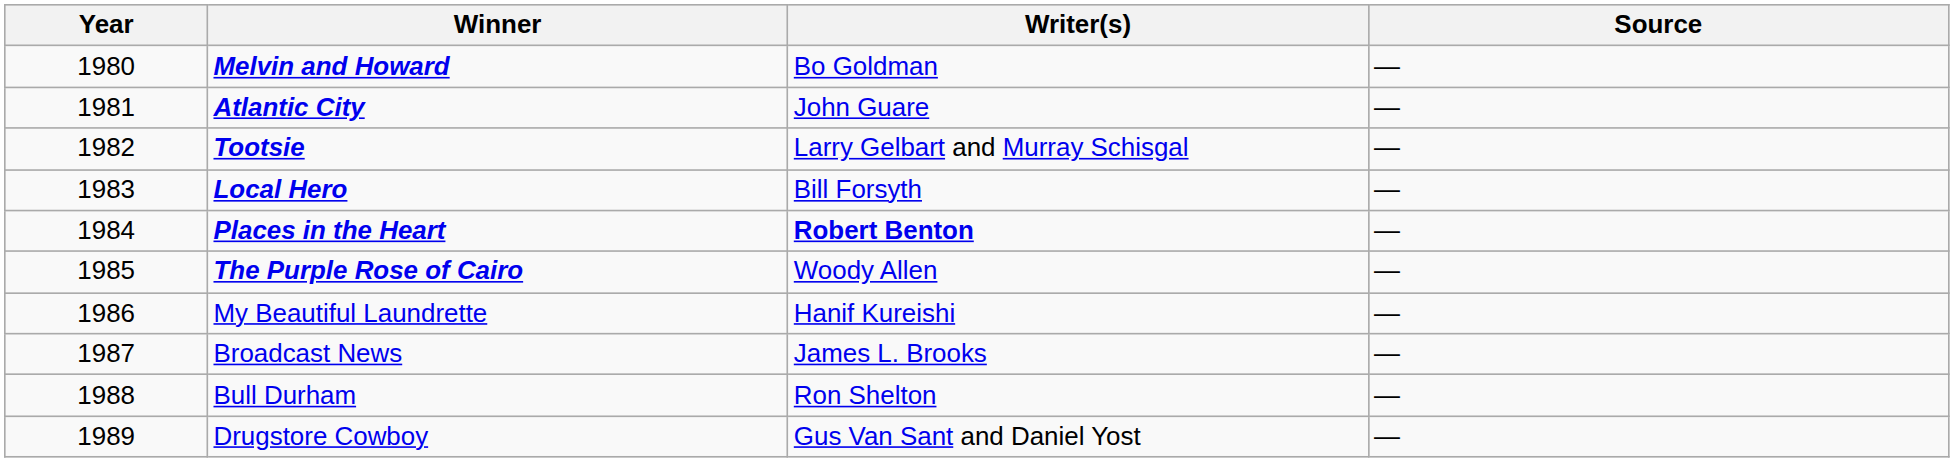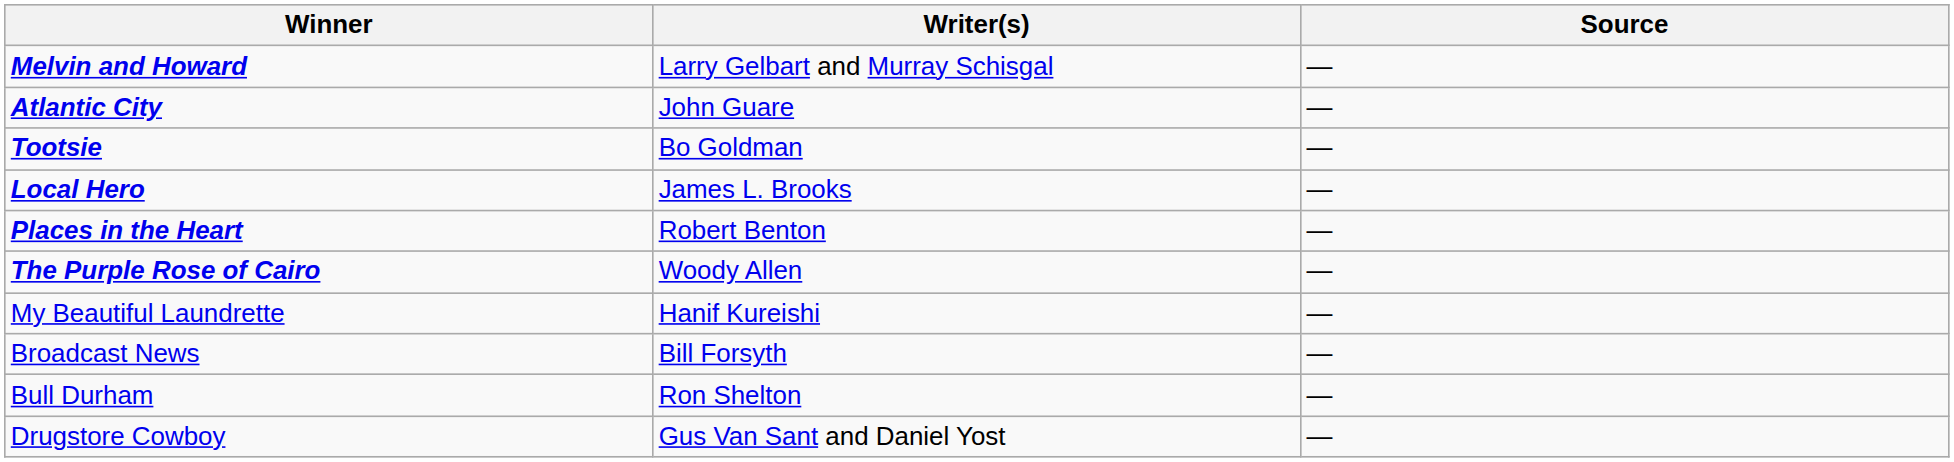- column: (106, 25)
(866, 66) Bo Goldman -> (856, 66) Larry Gelbart and Murray Schisgal
(991, 148) Larry Gelbart and Murray Schisgal -> (731, 148) Bo Goldman
(858, 189) Bill Forsyth -> (755, 189) James L. Brooks
(884, 230) bold -> (742, 230) normal
(890, 353) James L. Brooks -> (723, 353) Bill Forsyth
